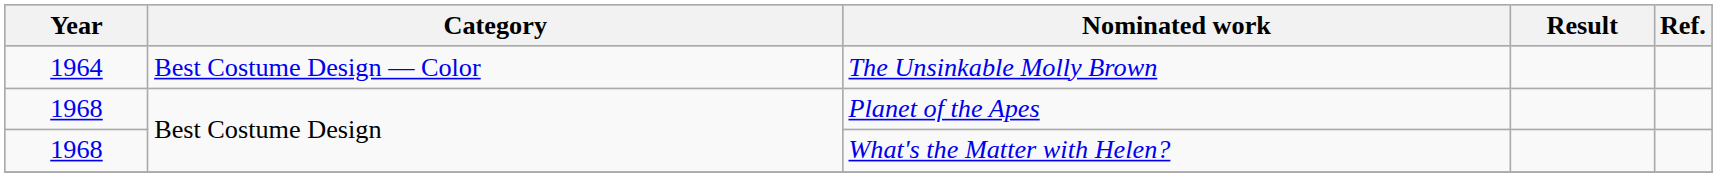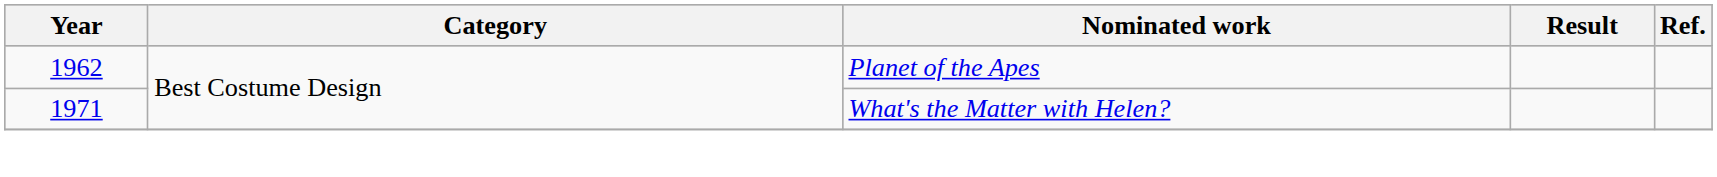- row: (1003, 66)
(76, 108) 1968 -> (76, 66) 1962
(76, 150) 1968 -> (76, 108) 1971
